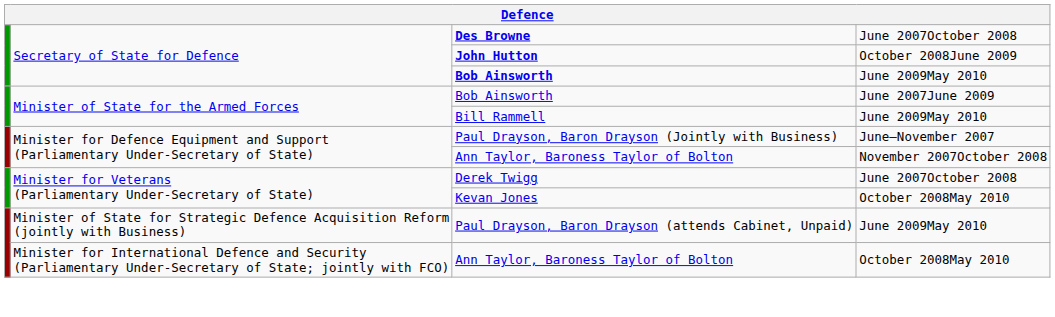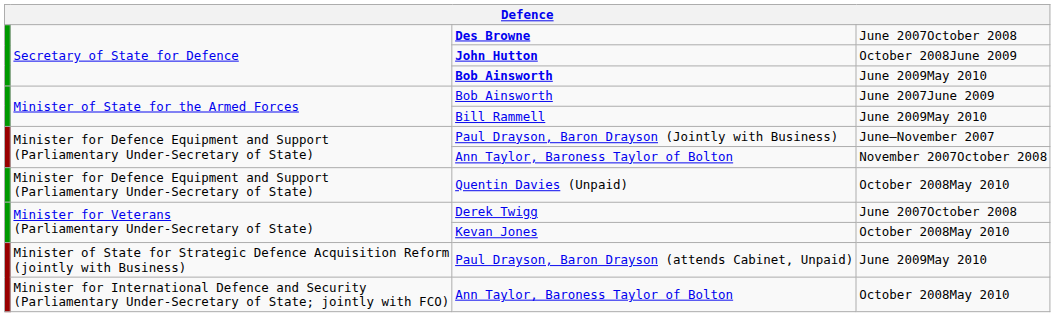+ row: (542, 185)
